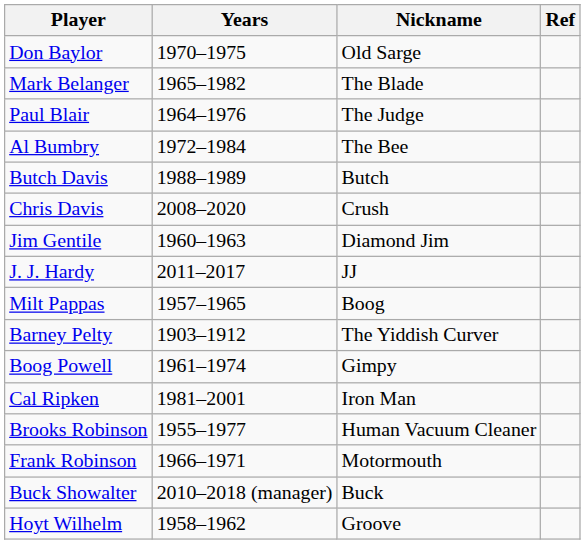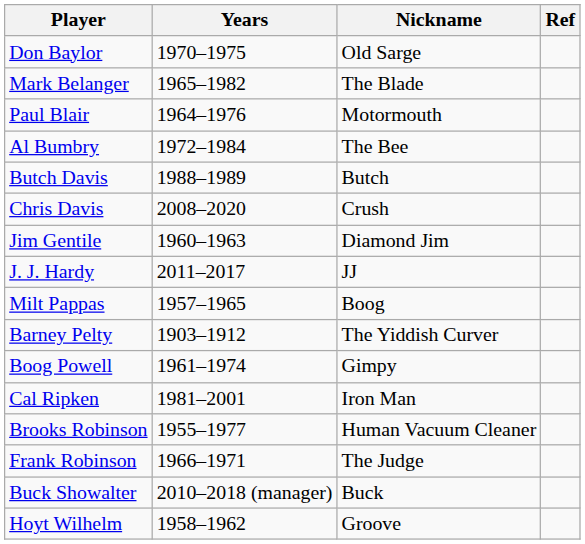(383, 114) The Judge -> (392, 114) Motormouth
(392, 460) Motormouth -> (383, 460) The Judge
